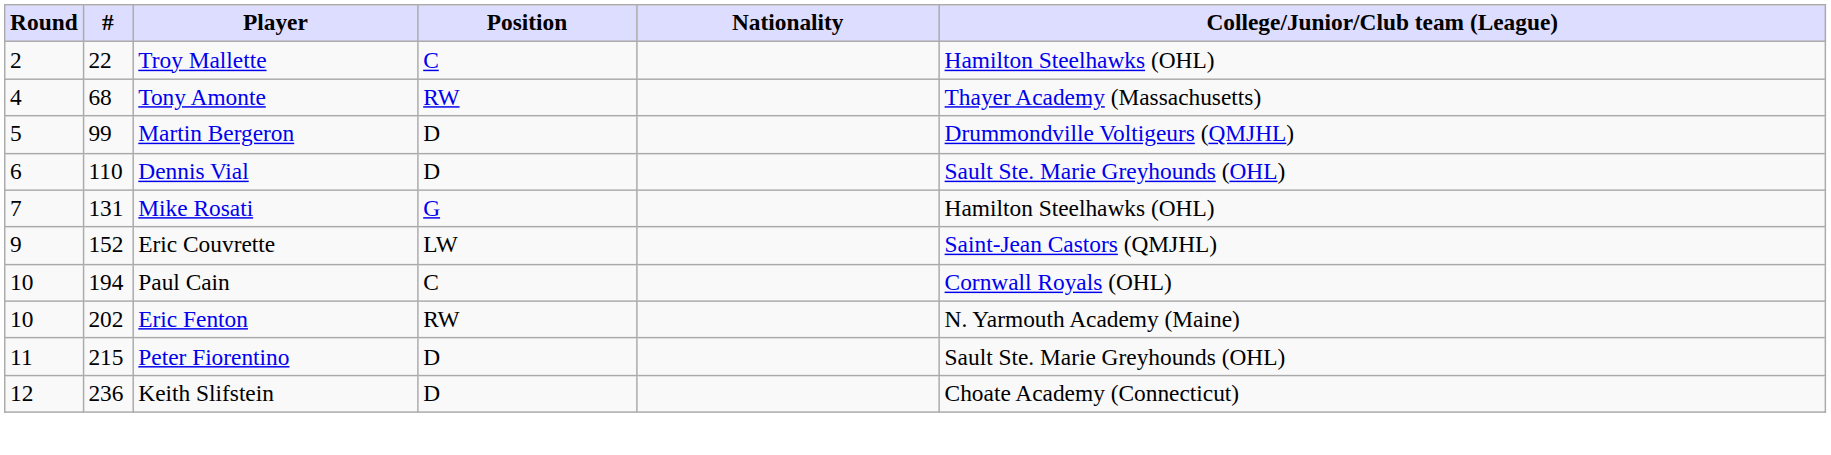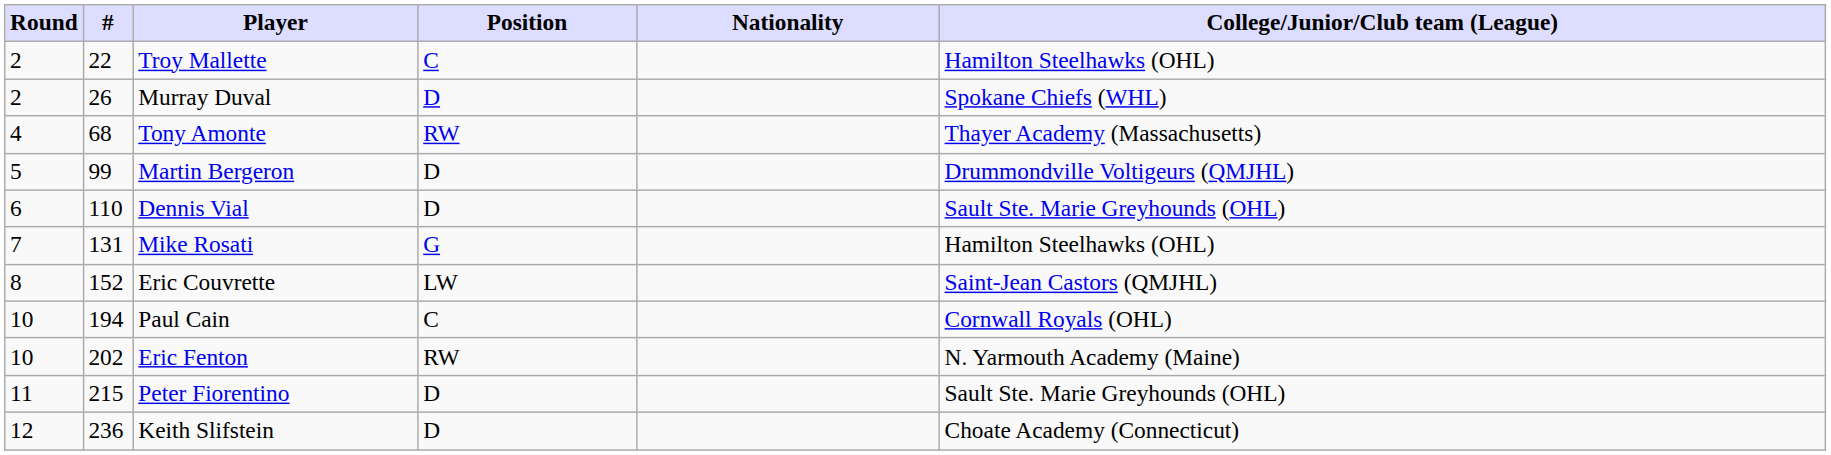+ row: (205, 97)
(16, 245) 9 -> (16, 282) 8
